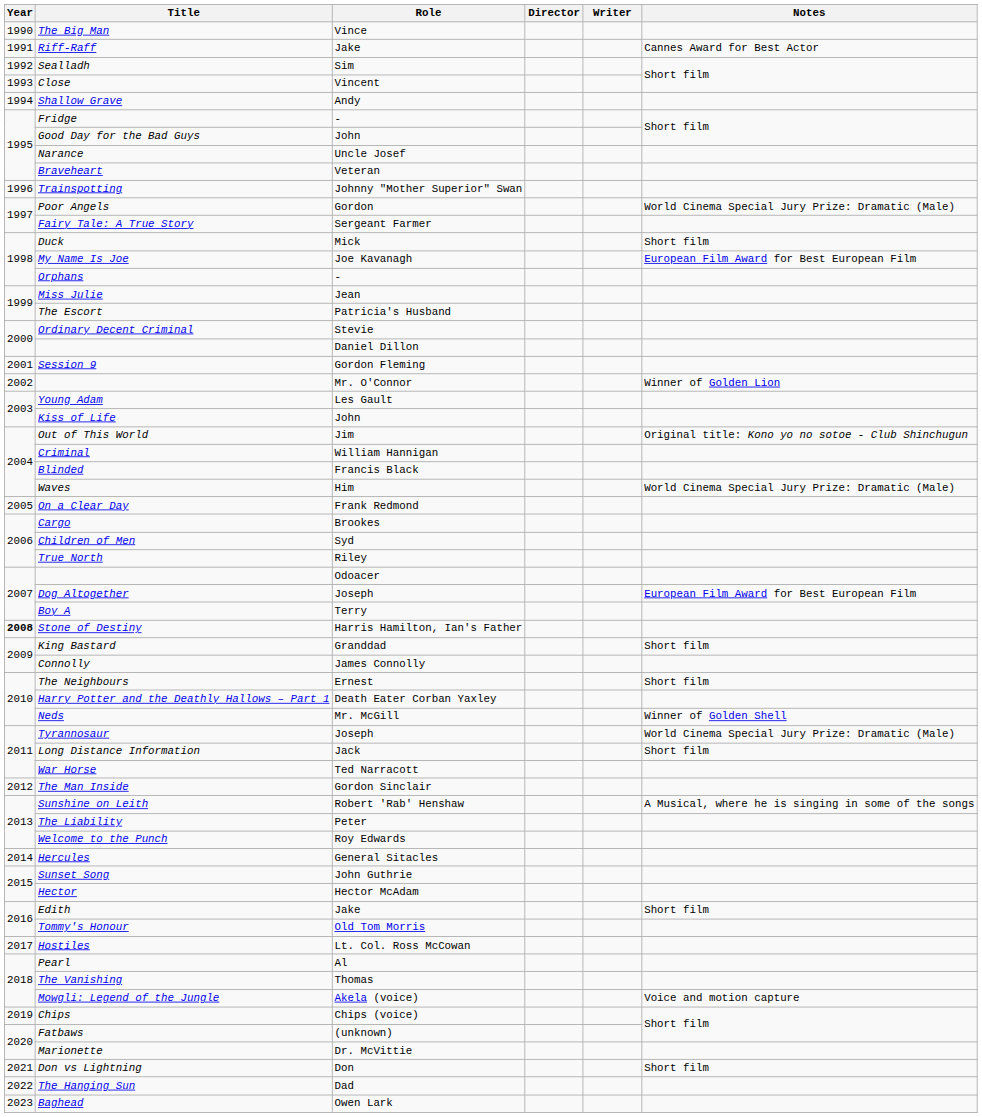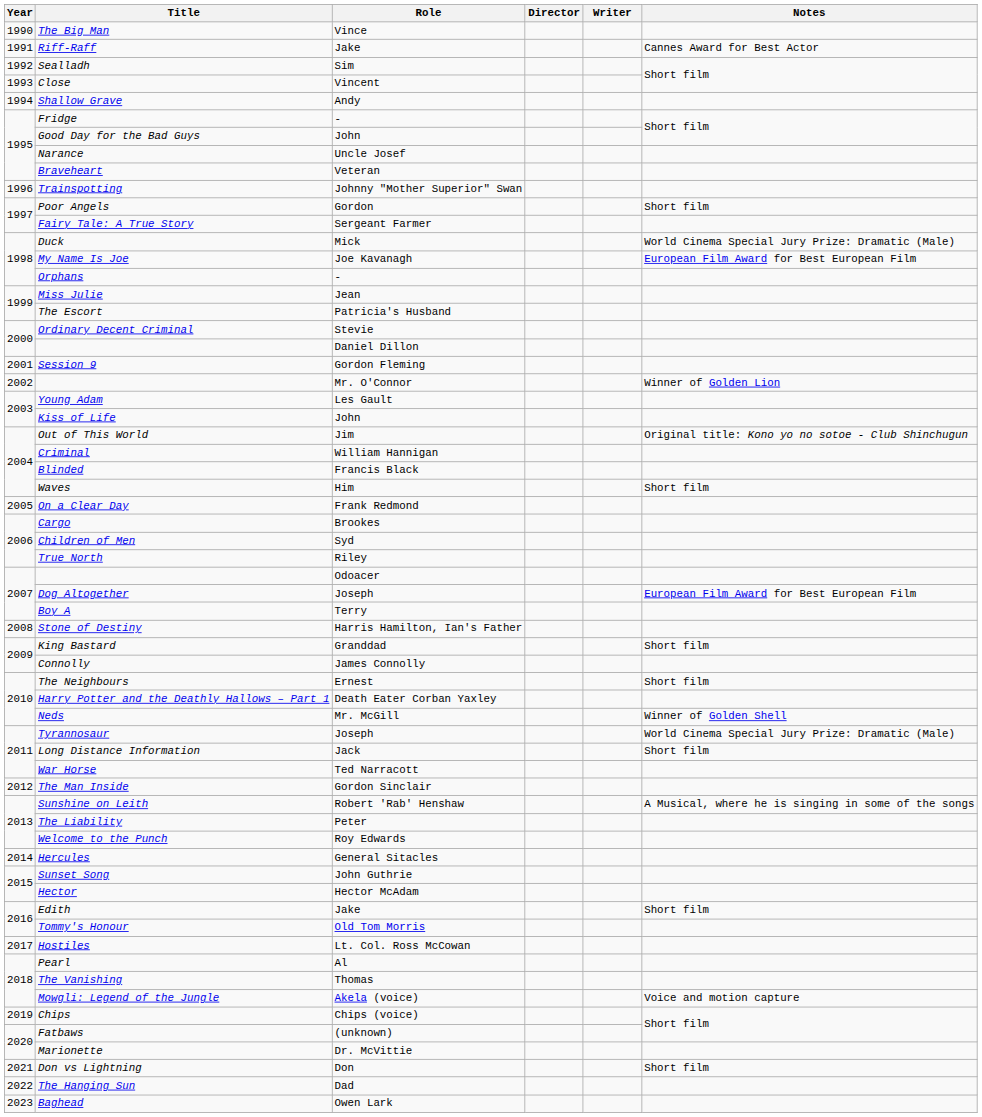(800, 207) World Cinema Special Jury Prize: Dramatic (Male) -> (677, 207) Short film
(677, 242) Short film -> (800, 242) World Cinema Special Jury Prize: Dramatic (Male)
(800, 488) World Cinema Special Jury Prize: Dramatic (Male) -> (677, 488) Short film
(20, 629) bold -> (20, 629) normal
